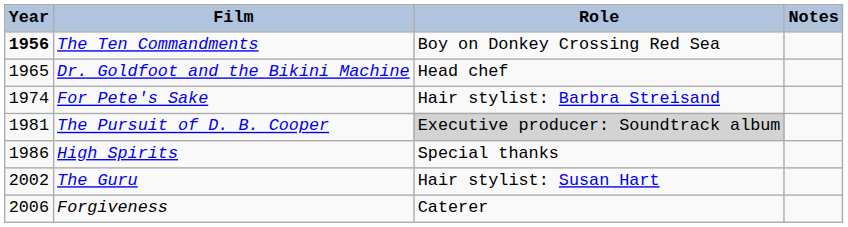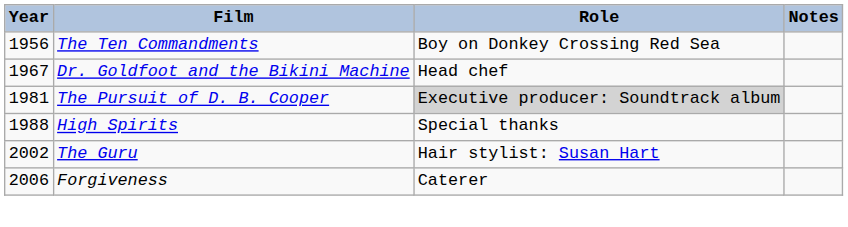(29, 46) bold -> (29, 46) normal
(29, 73) 1965 -> (29, 73) 1967
- row: (133, 100)
(29, 154) 1986 -> (29, 127) 1988
